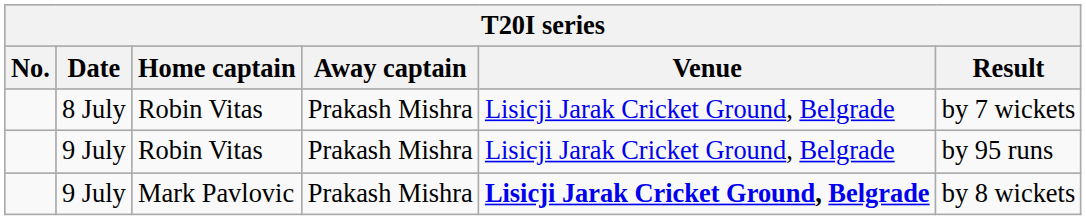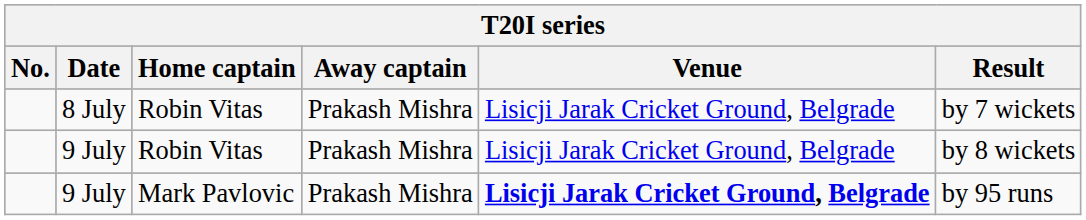(997, 151) by 95 runs -> (1008, 151) by 8 wickets
(1008, 192) by 8 wickets -> (997, 192) by 95 runs
